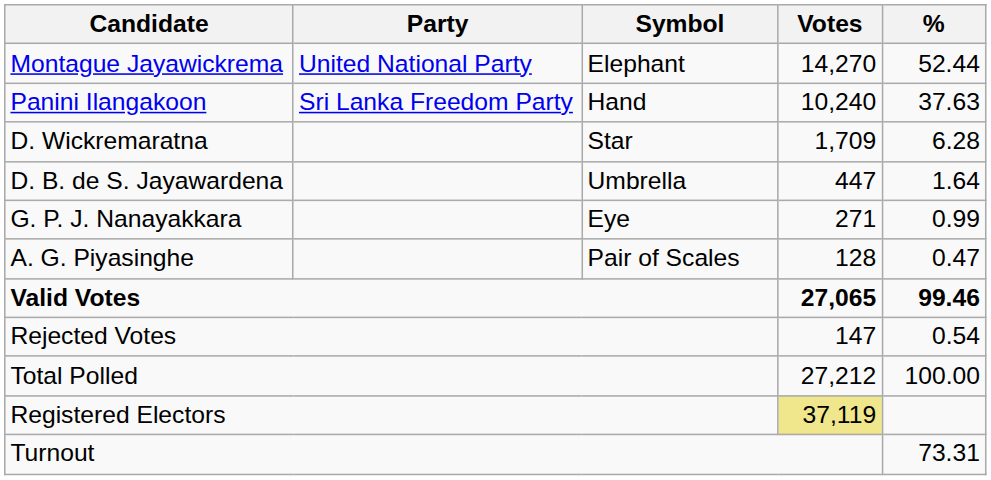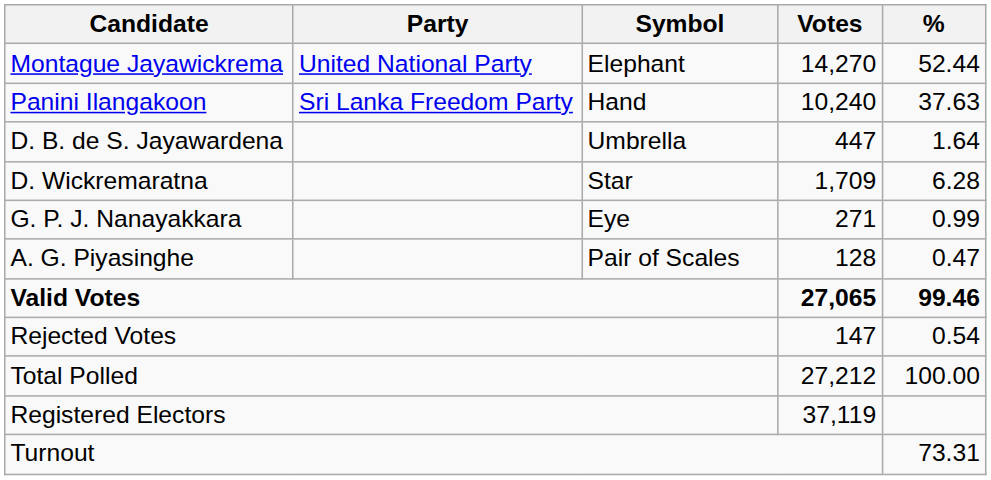rows swapped: (109, 141) <-> (147, 180)
(839, 414) khaki background -> (839, 414) no background
